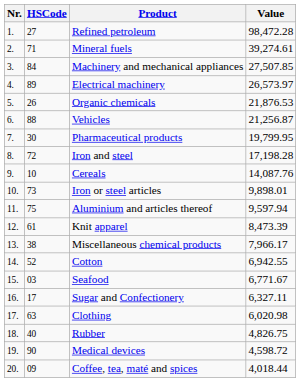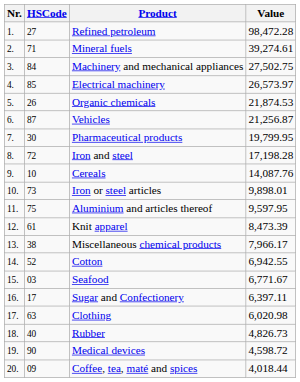(271, 66) 27,507.85 -> (271, 66) 27,502.75
(32, 85) 89 -> (32, 85) 85
(271, 102) 21,876.53 -> (271, 102) 21,874.53
(32, 120) 88 -> (32, 120) 87
(268, 208) 9,597.94 -> (268, 208) 9,597.95
(268, 297) 6,327.11 -> (268, 297) 6,397.11
(268, 333) 4,826.75 -> (268, 333) 4,826.73
